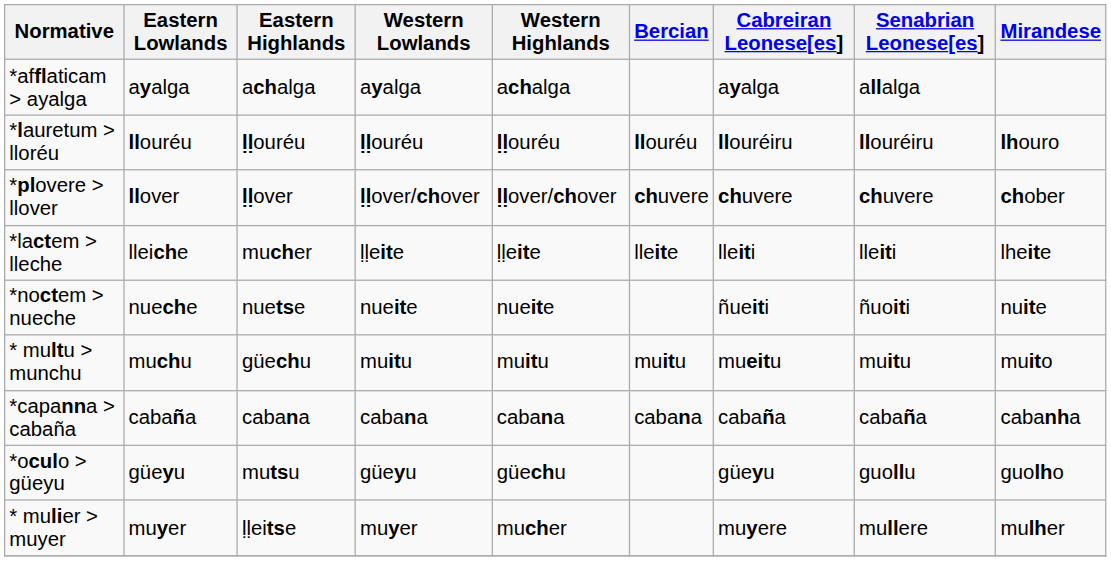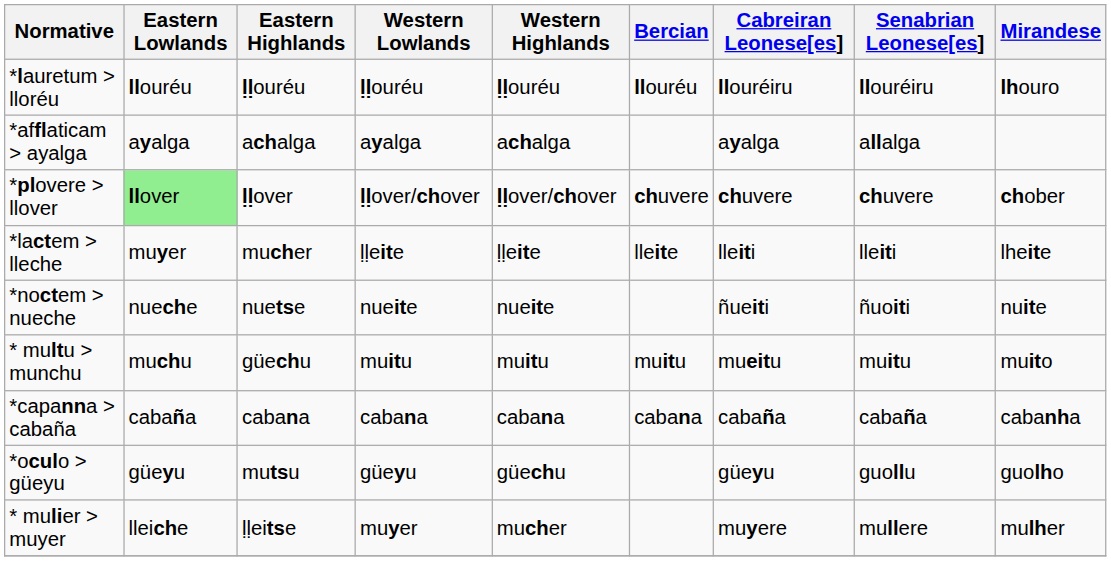rows swapped: (62, 142) <-> (58, 87)
(154, 197) no background -> (154, 197) lightgreen background
(158, 252) lleiche -> (157, 252) muyer
(157, 527) muyer -> (158, 527) lleiche
